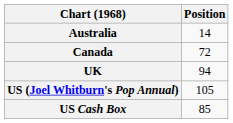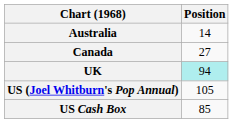(205, 52) 72 -> (205, 52) 27
(205, 71) no background -> (205, 71) paleturquoise background
